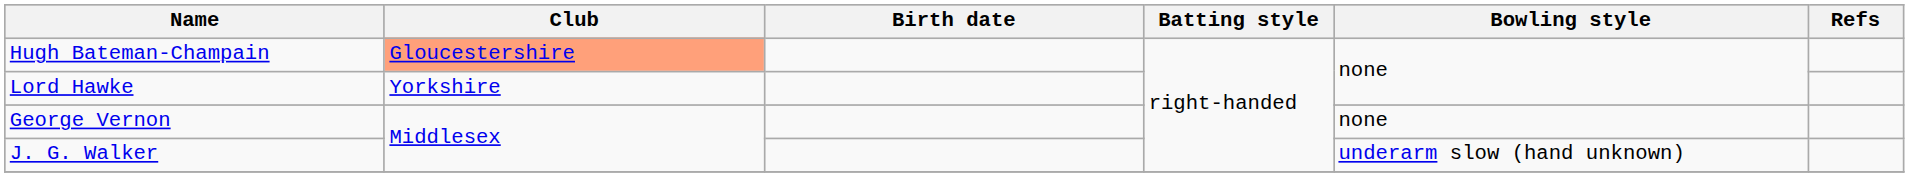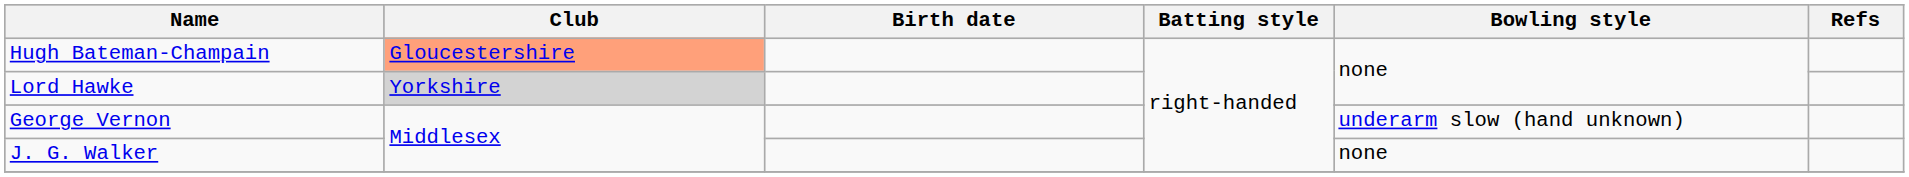(445, 88) no background -> (445, 88) lightgrey background
(1363, 122) none -> (1512, 122) underarm slow (hand unknown)
(1512, 155) underarm slow (hand unknown) -> (1363, 155) none
